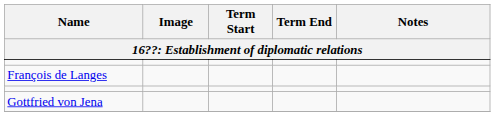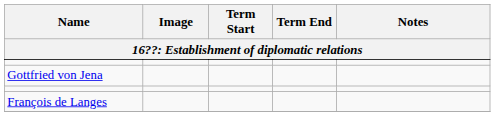rows swapped: (55, 101) <-> (57, 75)
